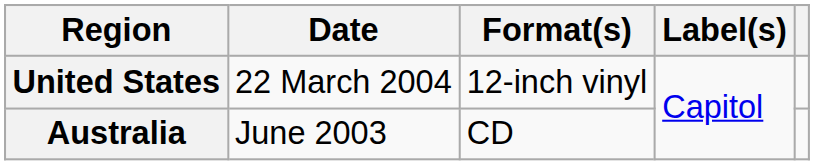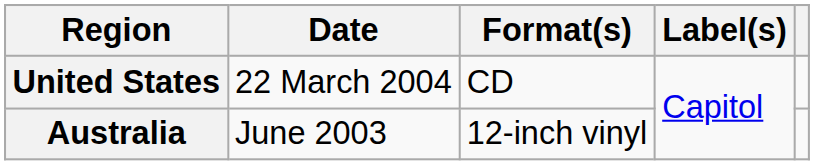(557, 81) 12-inch vinyl -> (490, 81) CD
(490, 133) CD -> (557, 133) 12-inch vinyl
